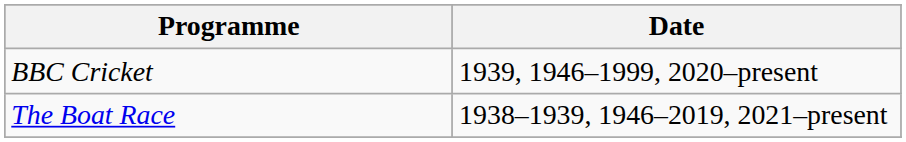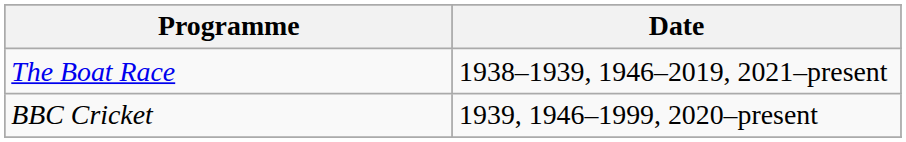rows swapped: (93, 114) <-> (82, 70)
